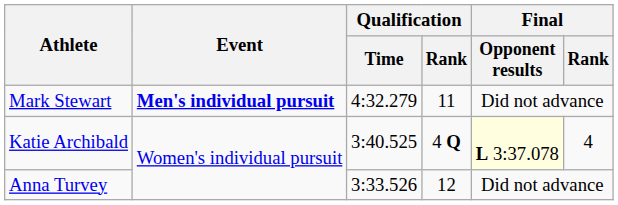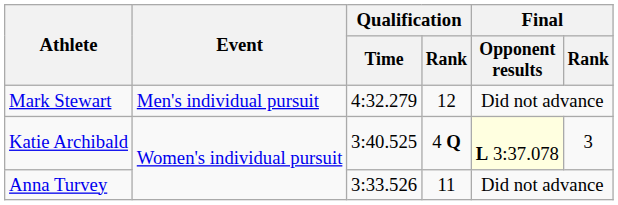(236, 101) bold -> (228, 101) normal
(446, 101) 11 -> (446, 101) 12
(588, 143) 4 -> (588, 143) 3
(446, 185) 12 -> (446, 185) 11
